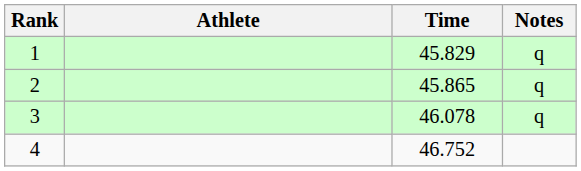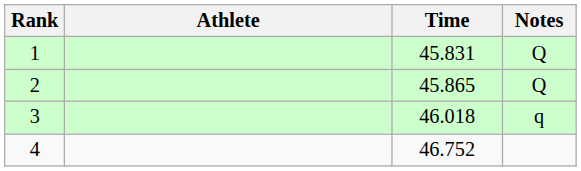(447, 52) 45.829 -> (447, 52) 45.831
(539, 52) q -> (539, 52) Q
(539, 85) q -> (539, 85) Q
(447, 117) 46.078 -> (447, 117) 46.018
